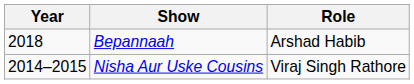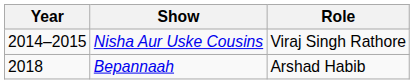rows swapped: (179, 66) <-> (134, 41)
